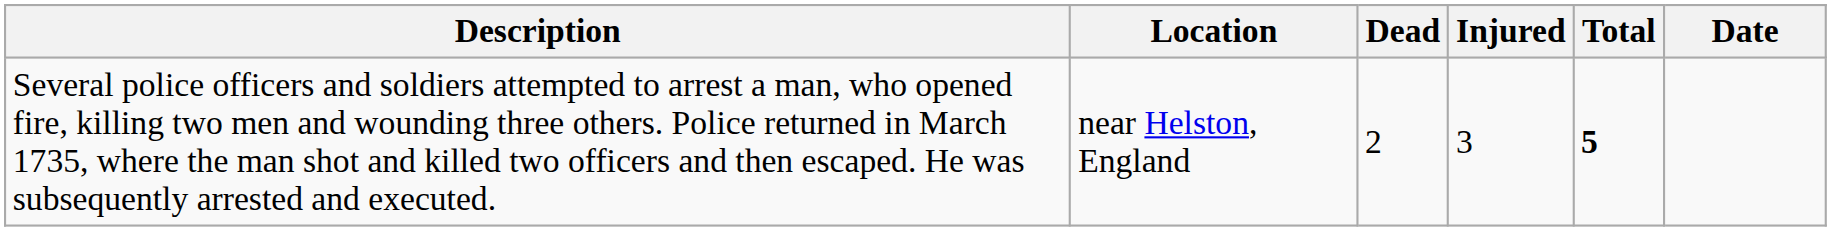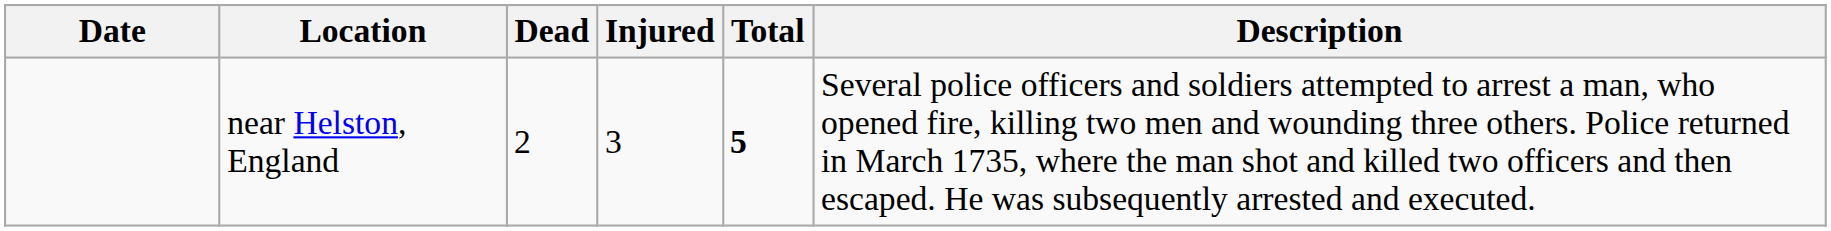columns swapped: (1745, 31) <-> (538, 31)
